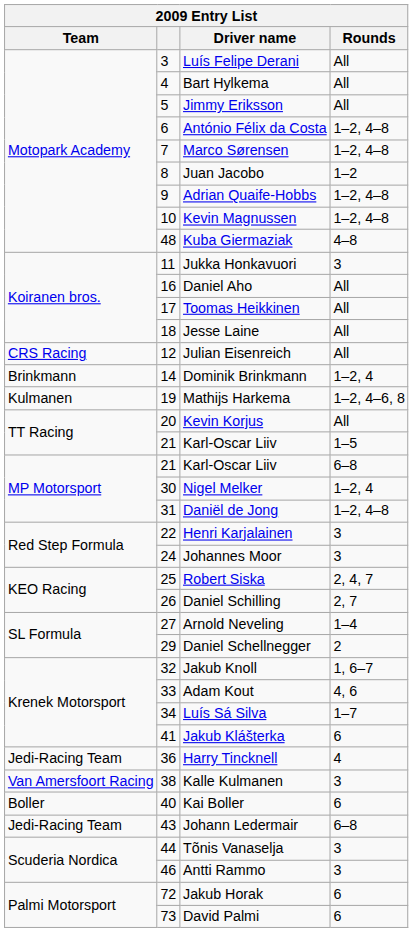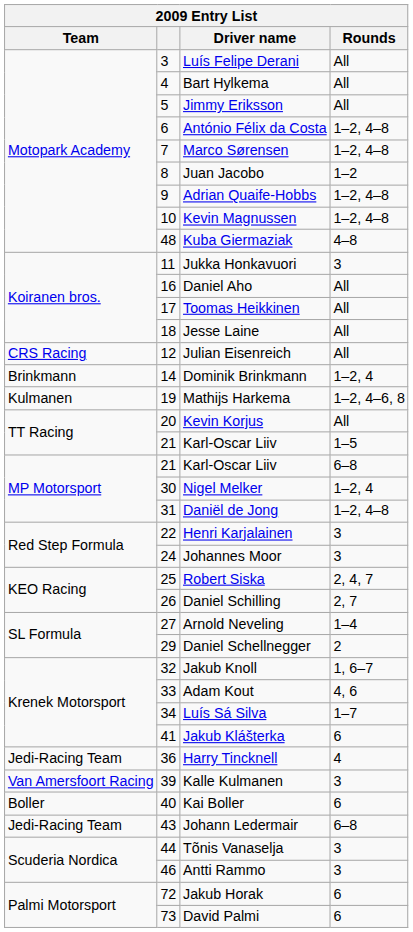(168, 781) 38 -> (168, 781) 39
